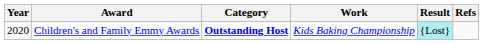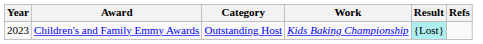(18, 30) 2020 -> (18, 30) 2023
(246, 30) bold -> (243, 30) normal
